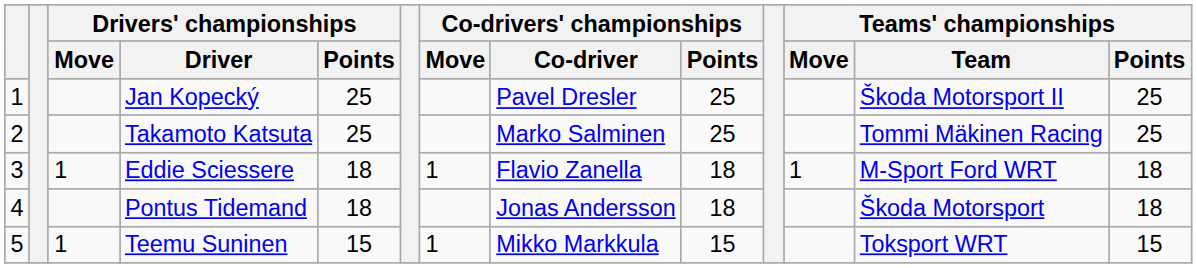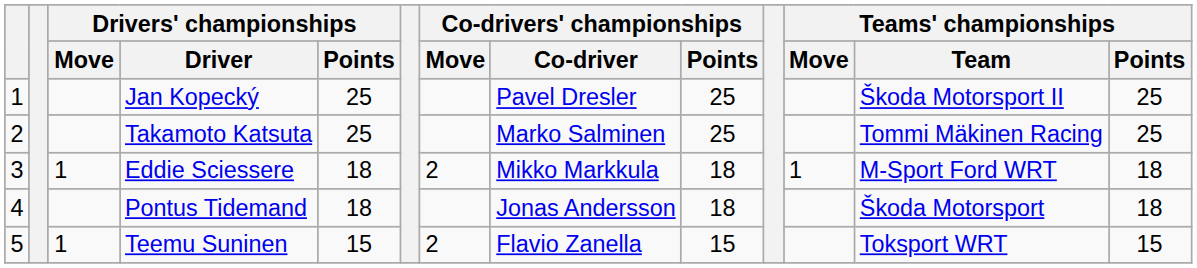(432, 170) 1 -> (432, 170) 2
(569, 170) Flavio Zanella -> (577, 170) Mikko Markkula
(432, 244) 1 -> (432, 244) 2
(577, 244) Mikko Markkula -> (569, 244) Flavio Zanella
